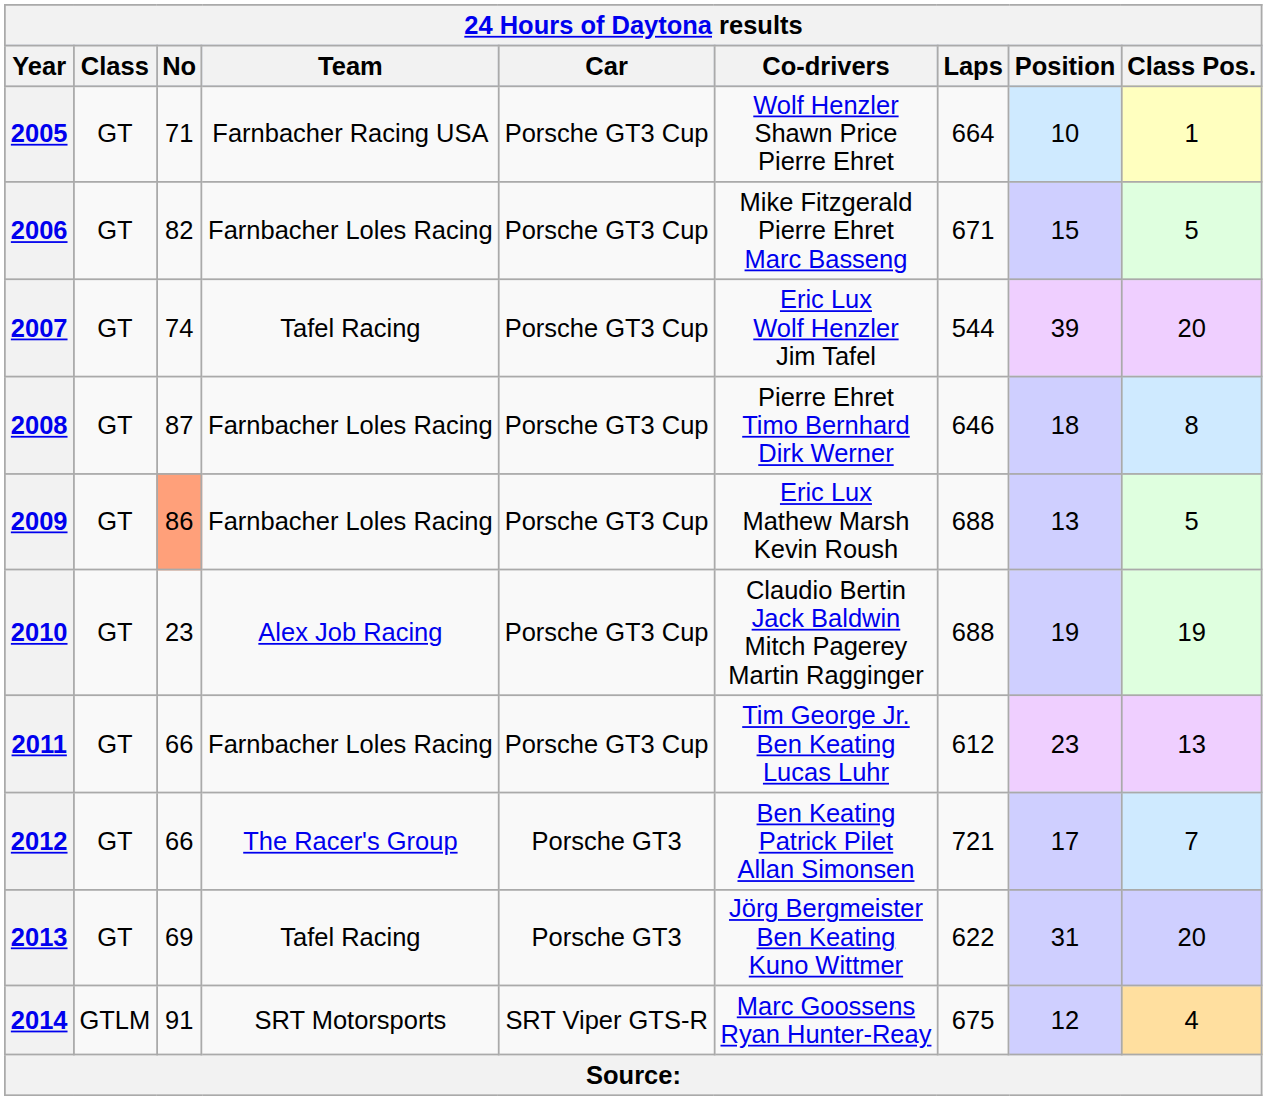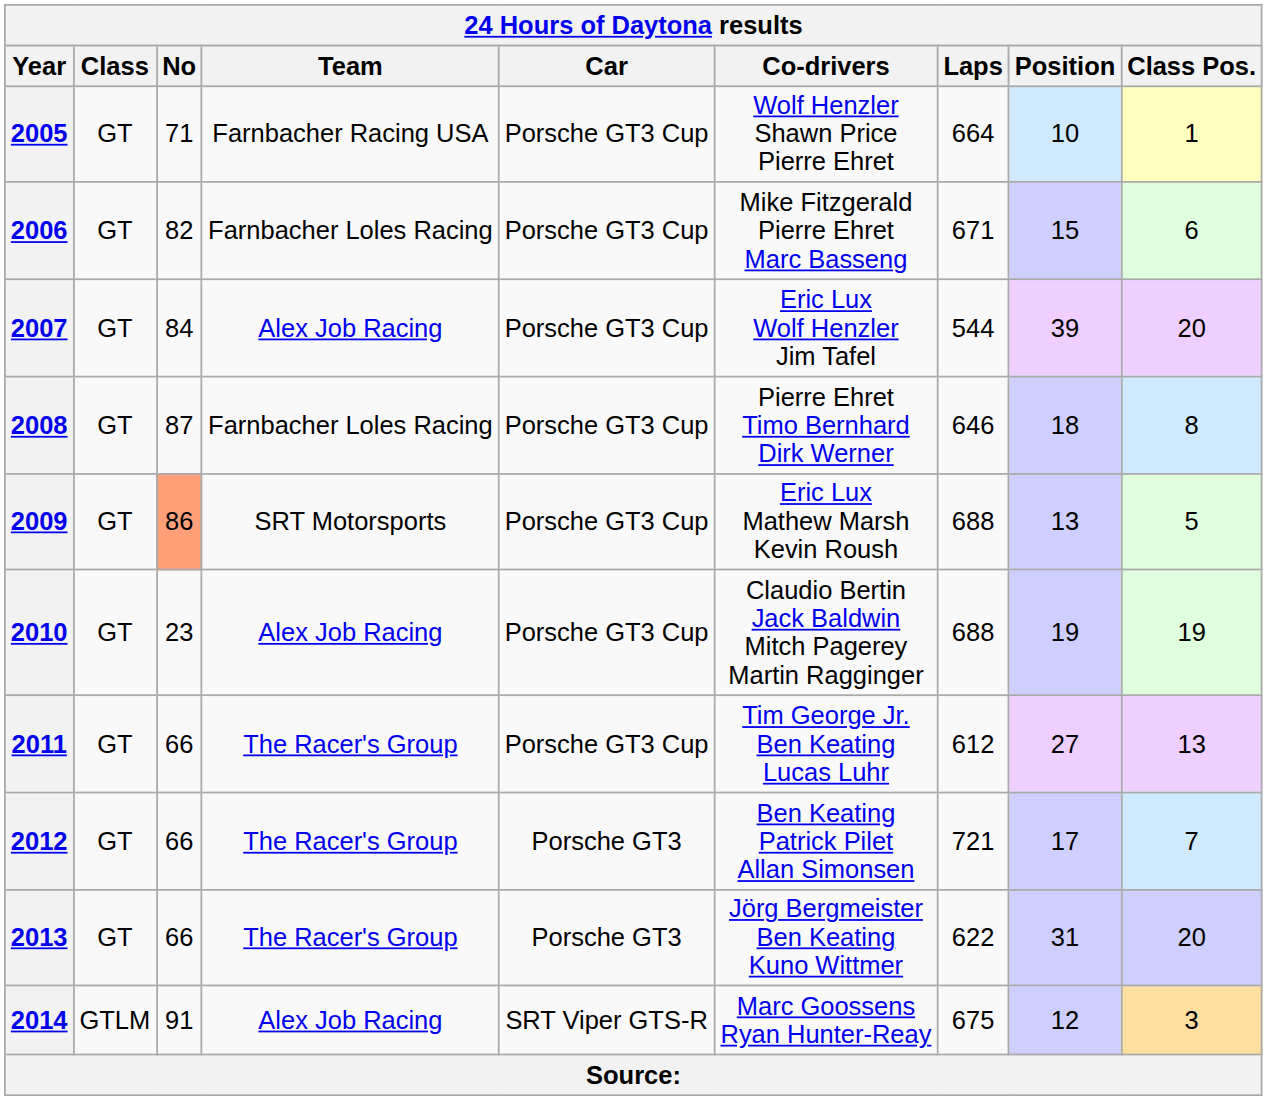(1192, 231) 5 -> (1192, 231) 6
(179, 328) 74 -> (179, 328) 84
(350, 328) Tafel Racing -> (350, 328) Alex Job Racing
(350, 522) Farnbacher Loles Racing -> (350, 522) SRT Motorsports
(350, 744) Farnbacher Loles Racing -> (350, 744) The Racer's Group
(1065, 744) 23 -> (1065, 744) 27
(179, 938) 69 -> (179, 938) 66
(350, 938) Tafel Racing -> (350, 938) The Racer's Group
(350, 1021) SRT Motorsports -> (350, 1021) Alex Job Racing
(1192, 1021) 4 -> (1192, 1021) 3
